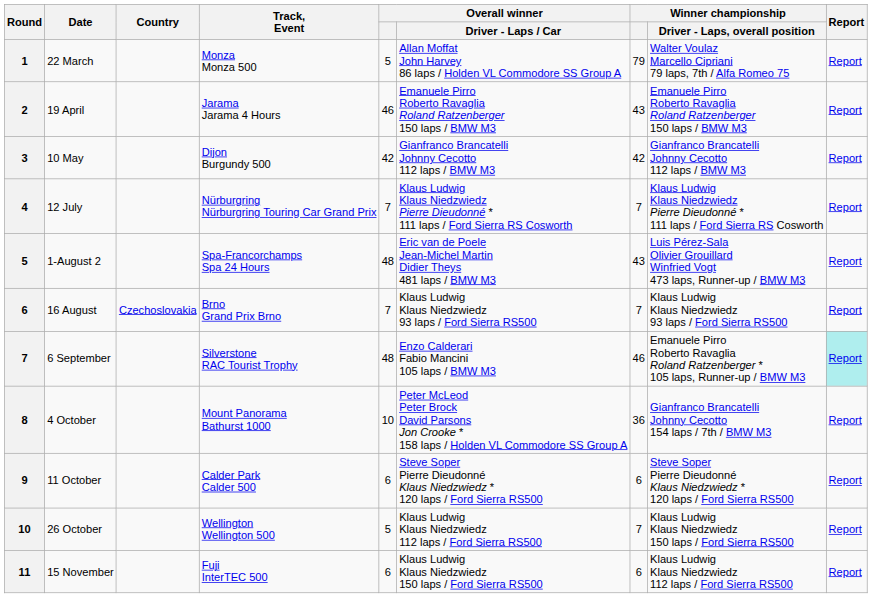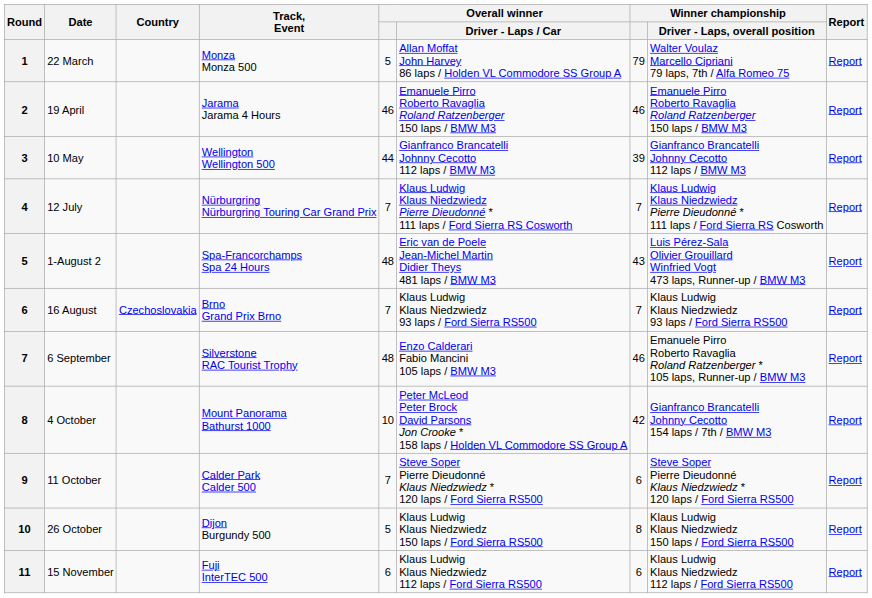(639, 109) 43 -> (639, 109) 46
(236, 158) Dijon Burgundy 500 -> (238, 158) Wellington Wellington 500
(388, 158) 42 -> (388, 158) 44
(639, 158) 42 -> (639, 158) 39
(845, 359) paleturquoise background -> (845, 359) no background
(639, 420) 36 -> (639, 420) 42
(388, 481) 6 -> (388, 481) 7
(238, 529) Wellington Wellington 500 -> (236, 529) Dijon Burgundy 500
(471, 529) Klaus Ludwig Klaus Niedzwiedz 112 laps / Ford Sierra RS500 -> (471, 529) Klaus Ludwig Klaus Niedzwiedz 150 laps / Ford Sierra RS500
(639, 529) 7 -> (639, 529) 8
(471, 572) Klaus Ludwig Klaus Niedzwiedz 150 laps / Ford Sierra RS500 -> (471, 572) Klaus Ludwig Klaus Niedzwiedz 112 laps / Ford Sierra RS500
